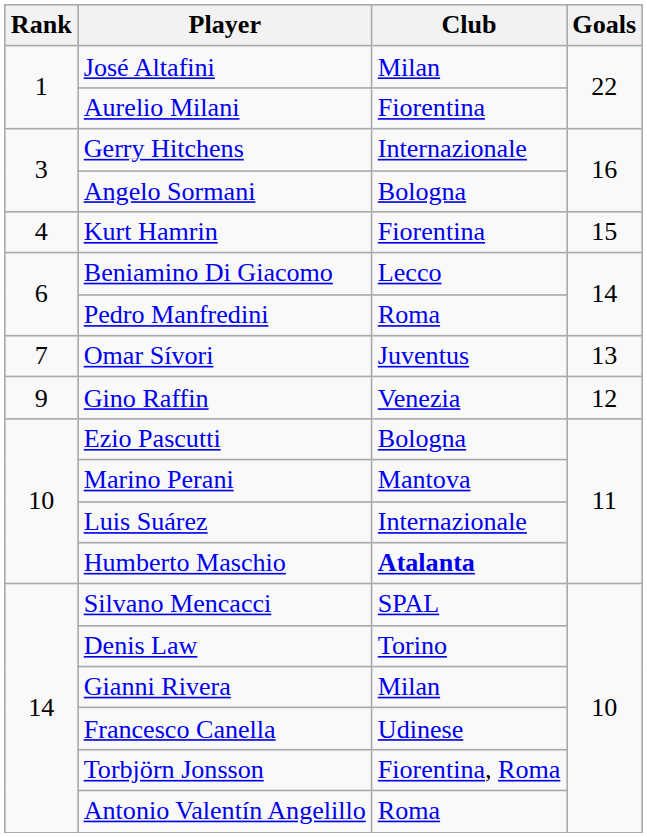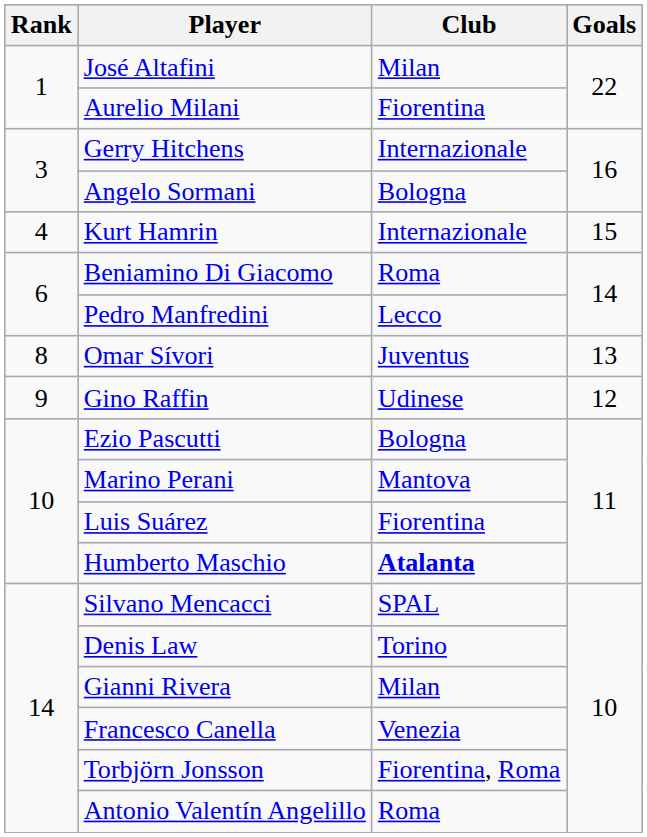(431, 231) Fiorentina -> (452, 231) Internazionale
(410, 273) Lecco -> (409, 273) Roma
(409, 314) Roma -> (410, 314) Lecco
(41, 356) 7 -> (41, 356) 8
(419, 397) Venezia -> (421, 397) Udinese
(452, 521) Internazionale -> (431, 521) Fiorentina
(421, 728) Udinese -> (419, 728) Venezia
